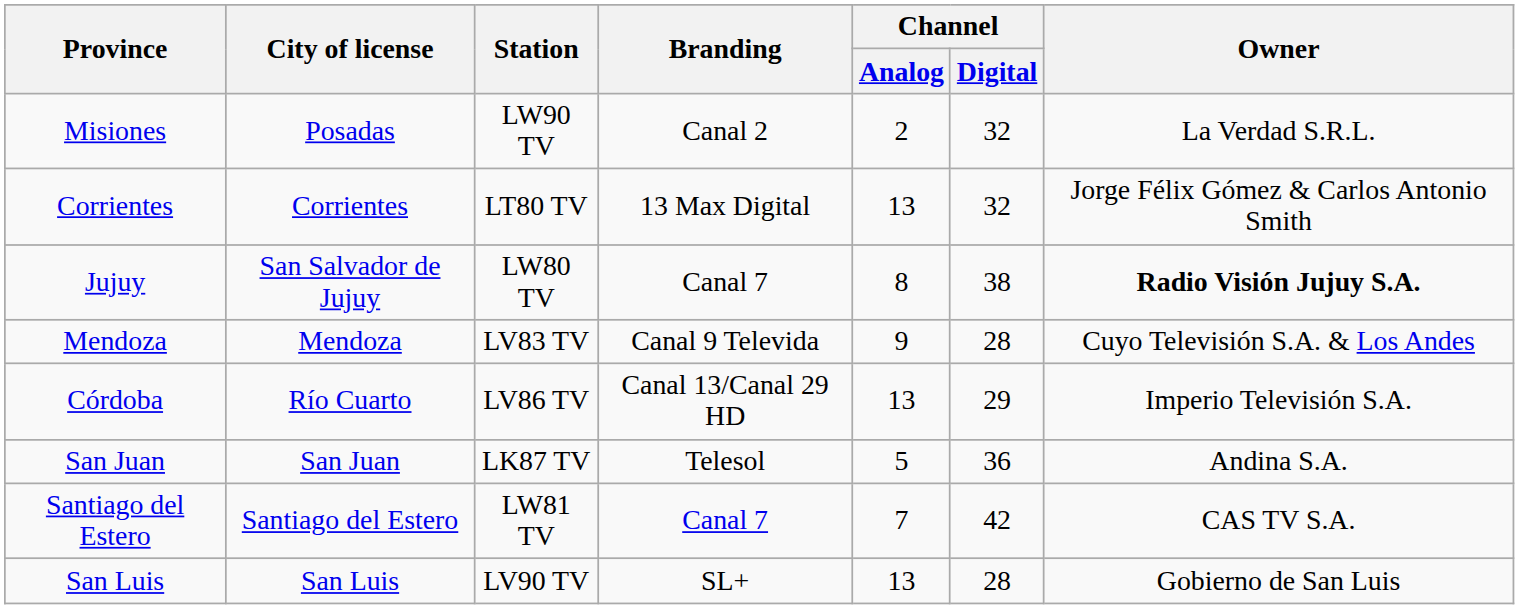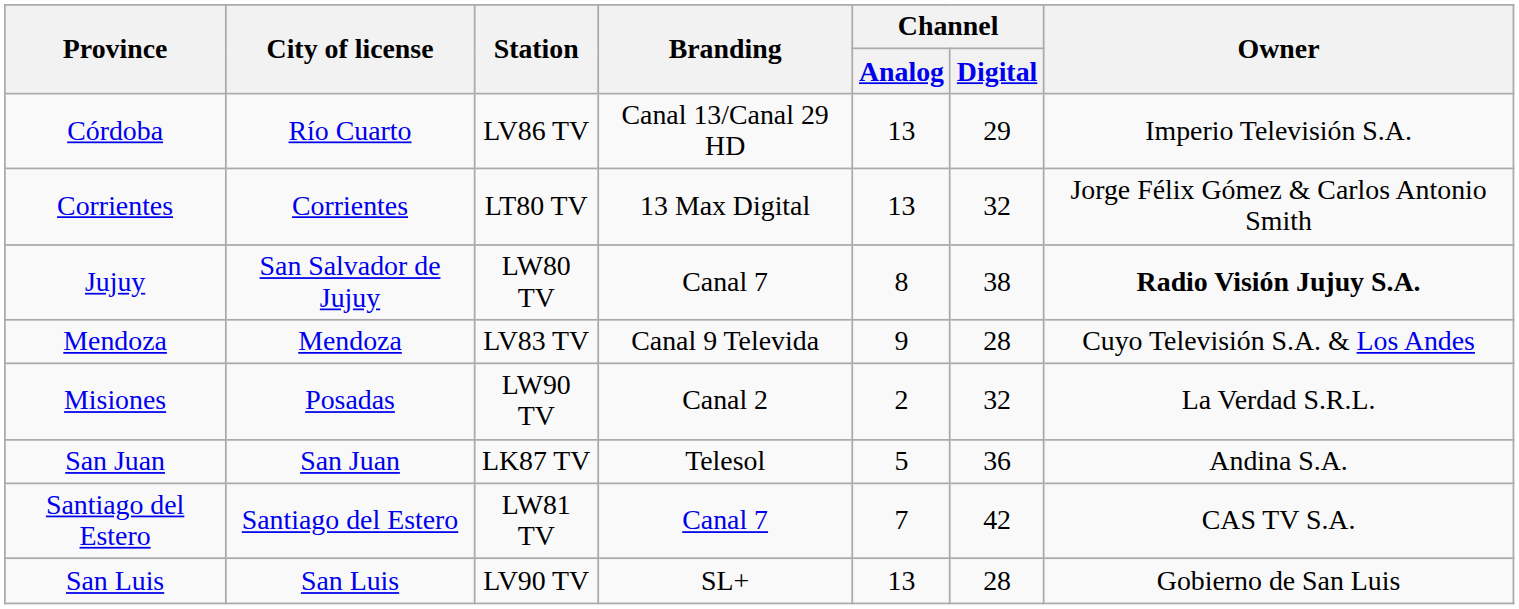rows swapped: (115, 401) <-> (115, 130)
